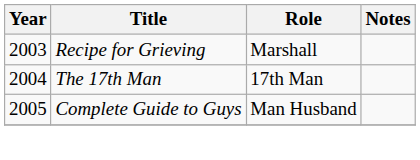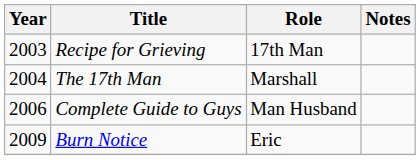(284, 49) Marshall -> (287, 49) 17th Man
(287, 79) 17th Man -> (284, 79) Marshall
(28, 109) 2005 -> (28, 109) 2006
+ row: (101, 139)
